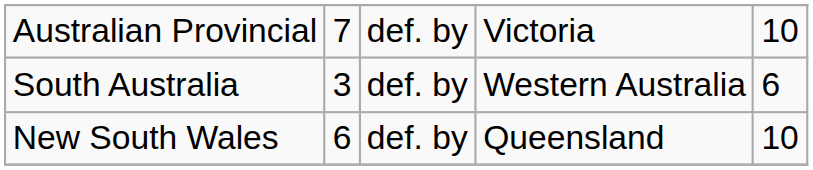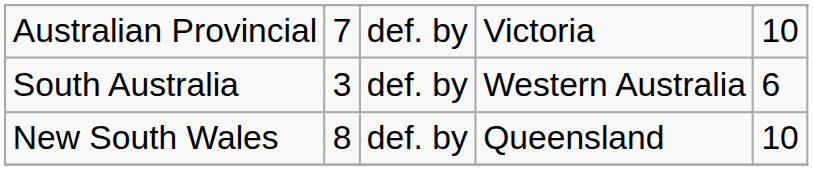(342, 137) 6 -> (342, 137) 8
